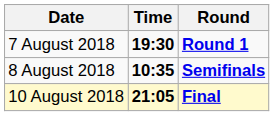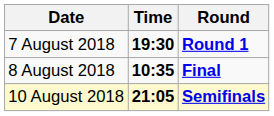(224, 70) Semifinals -> (201, 70) Final
(201, 96) Final -> (224, 96) Semifinals
